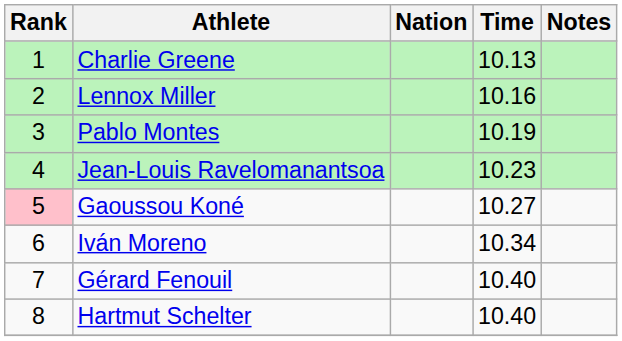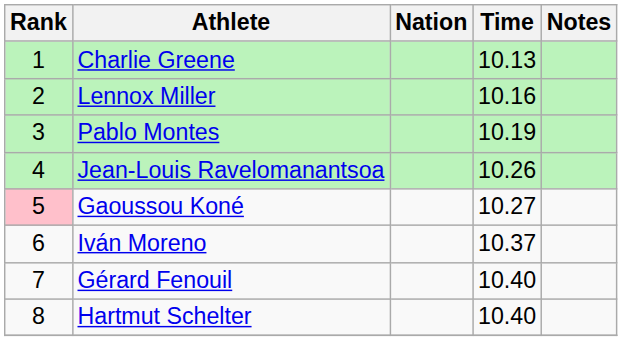(507, 170) 10.23 -> (507, 170) 10.26
(507, 243) 10.34 -> (507, 243) 10.37
